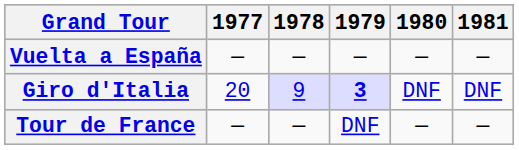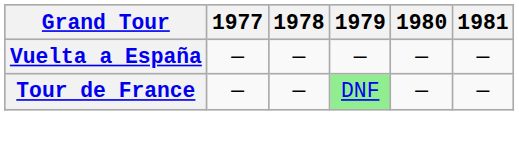- row: (106, 92)
(360, 126) no background -> (360, 92) lightgreen background
